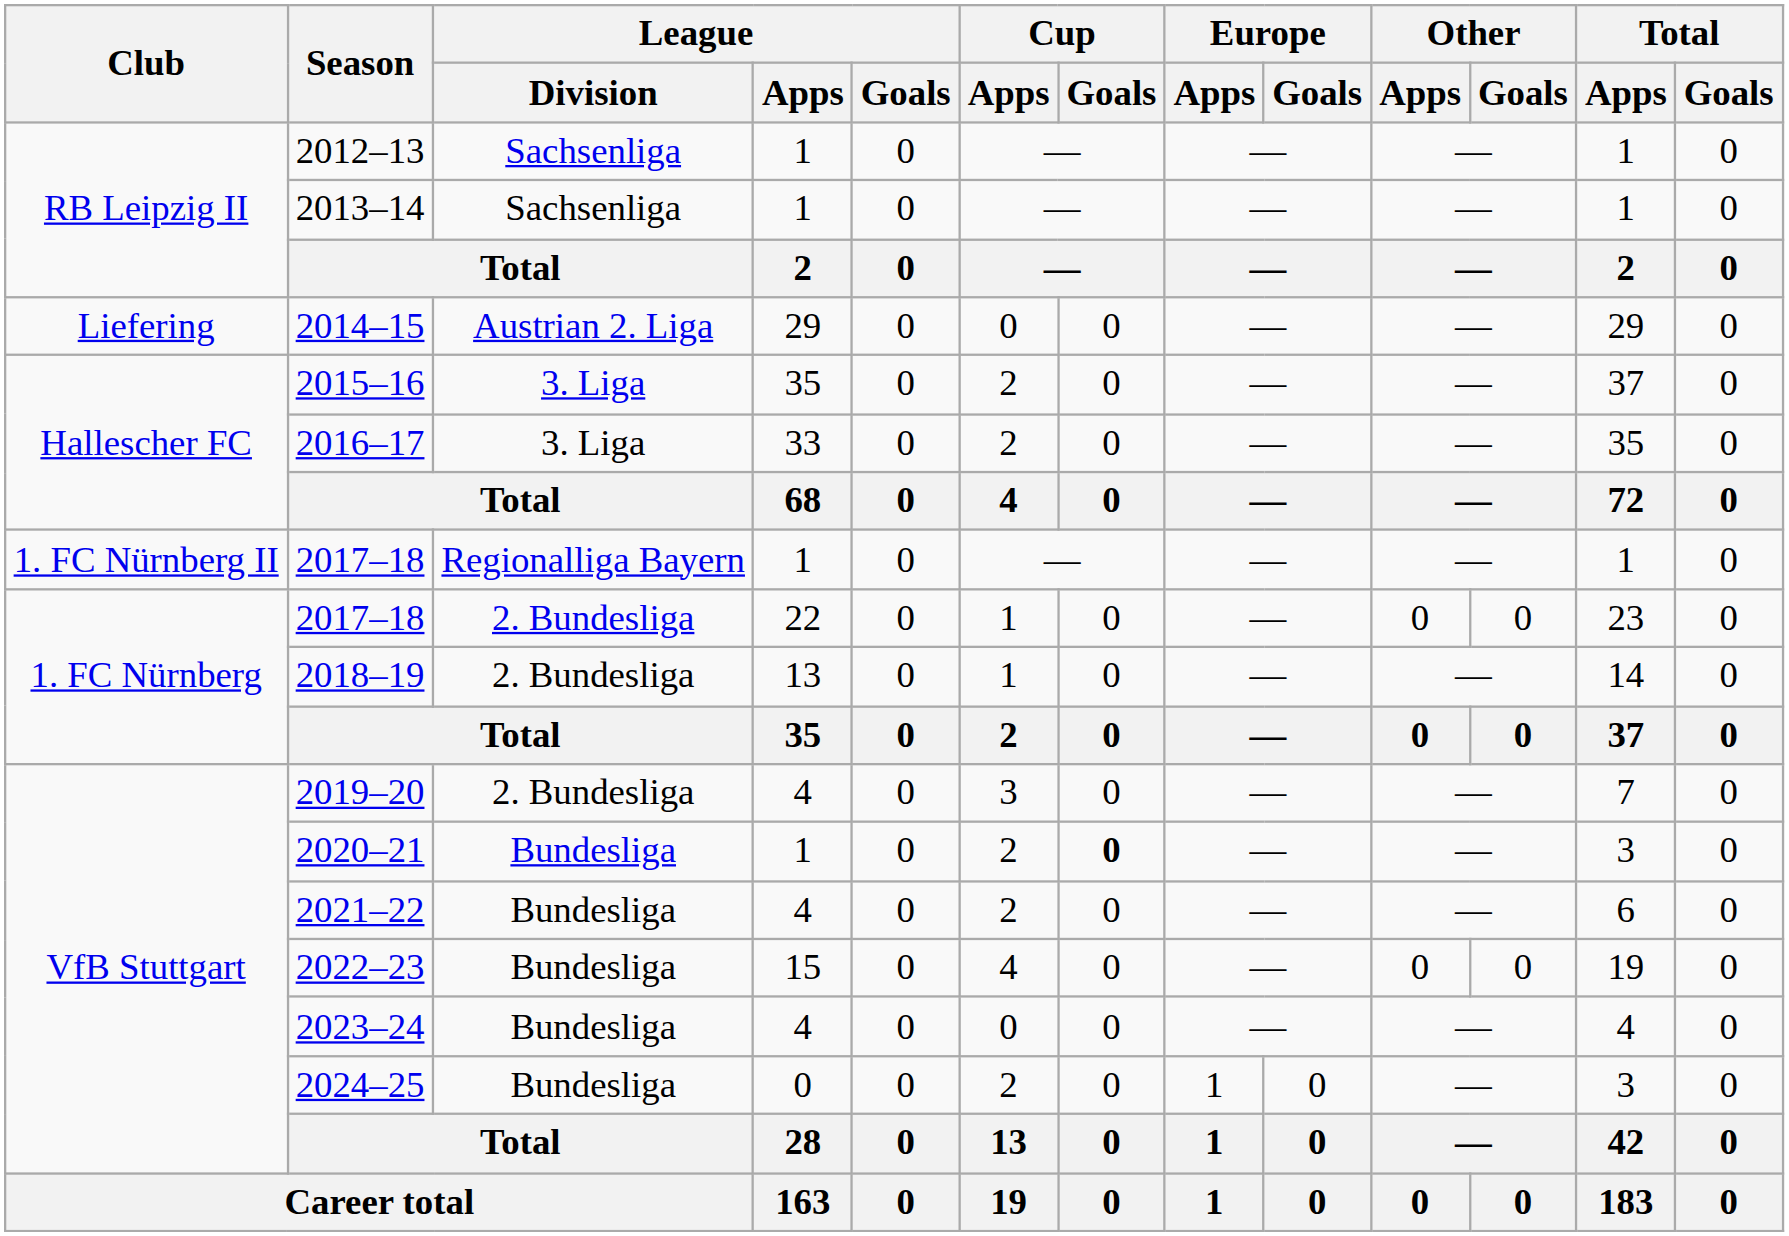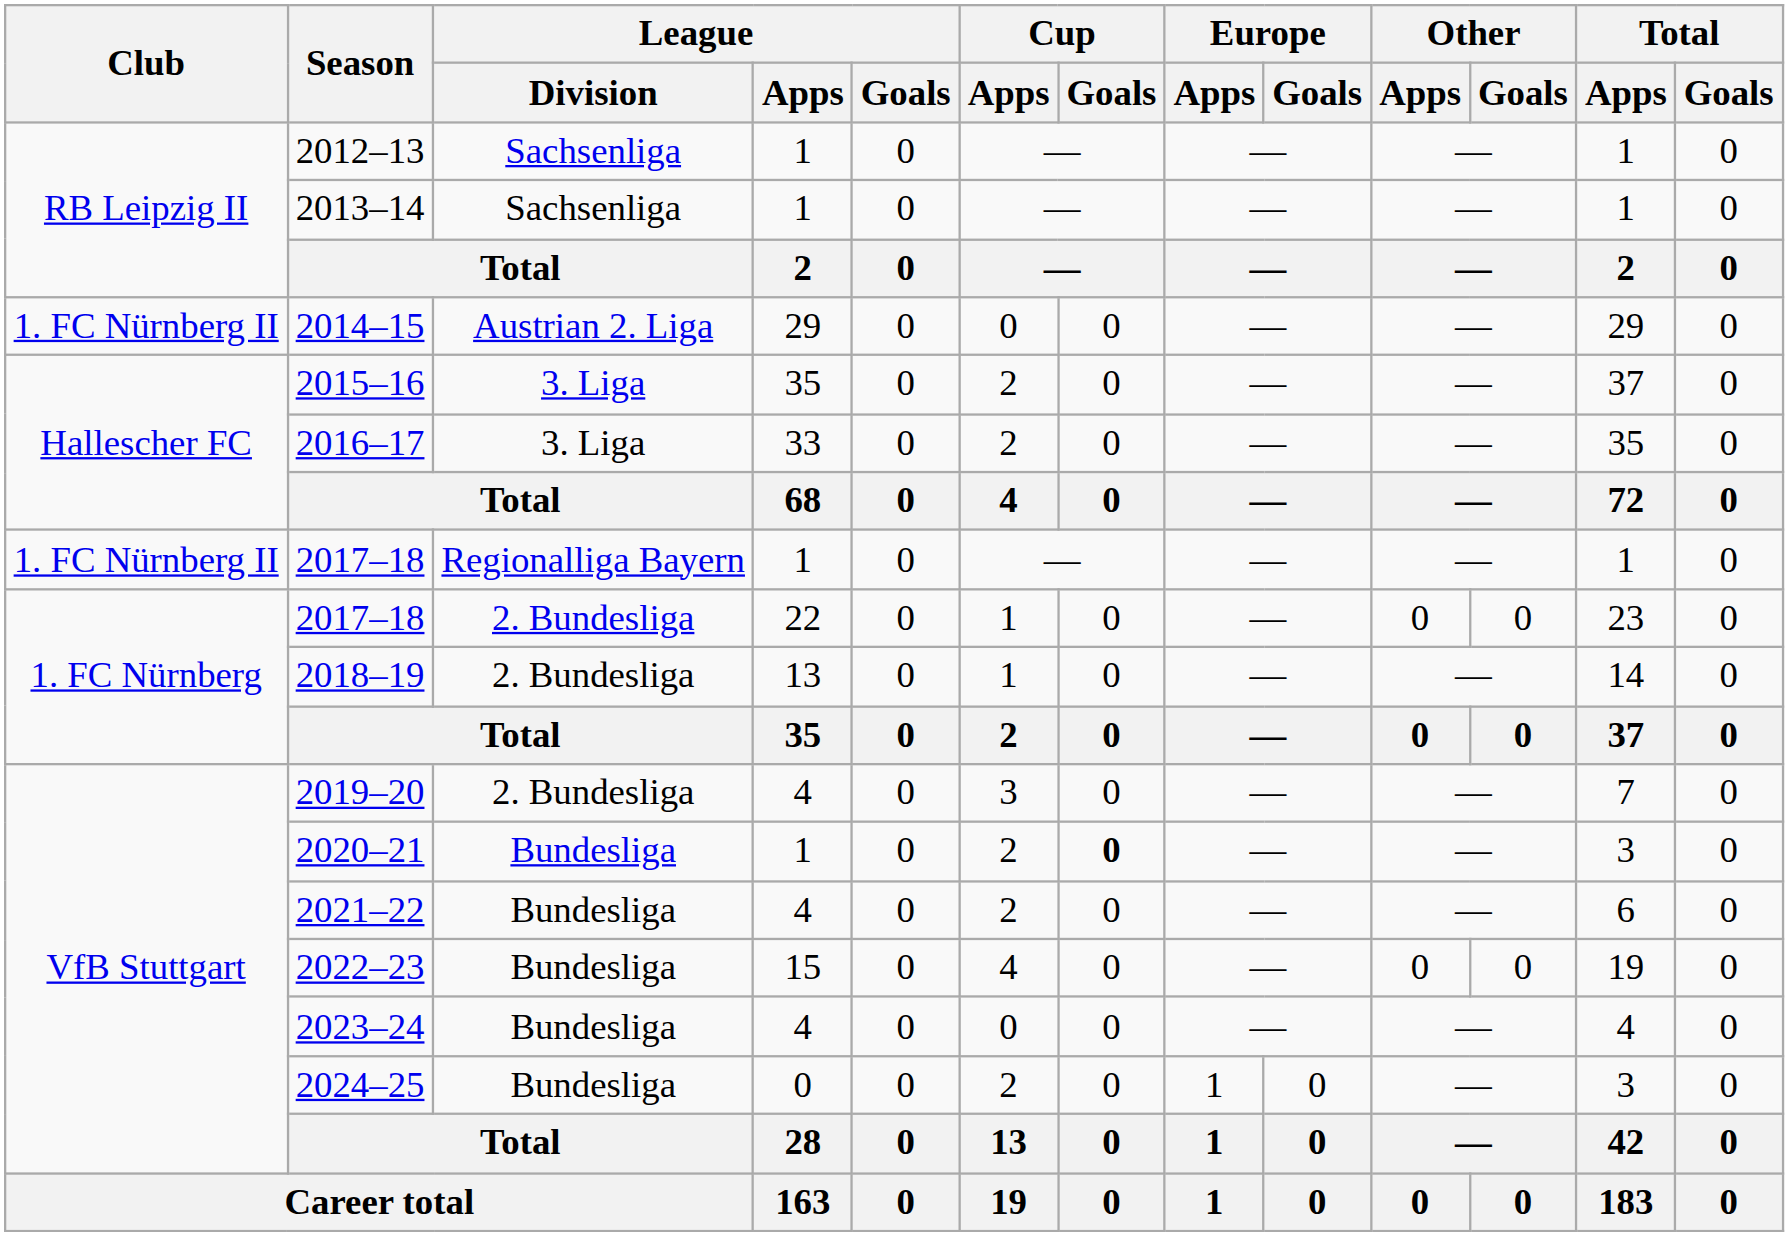(146, 325) Liefering -> (146, 325) 1. FC Nürnberg II
